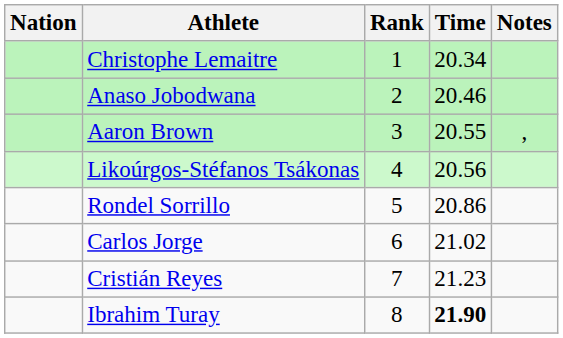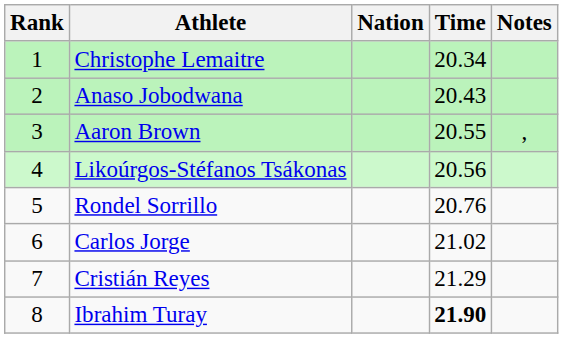columns swapped: (397, 22) <-> (43, 22)
(460, 95) 20.46 -> (460, 95) 20.43
(460, 205) 20.86 -> (460, 205) 20.76
(460, 278) 21.23 -> (460, 278) 21.29
